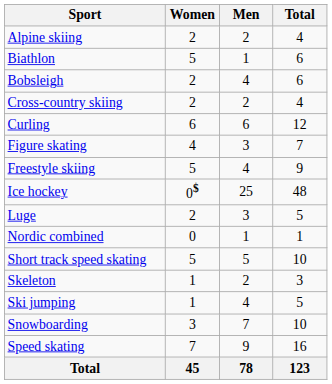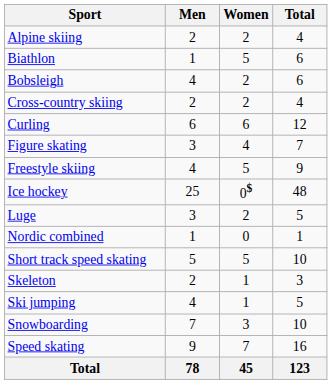columns swapped: (246, 15) <-> (192, 15)
